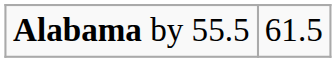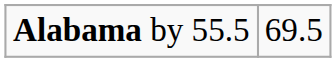(294, 29) 61.5 -> (294, 29) 69.5
